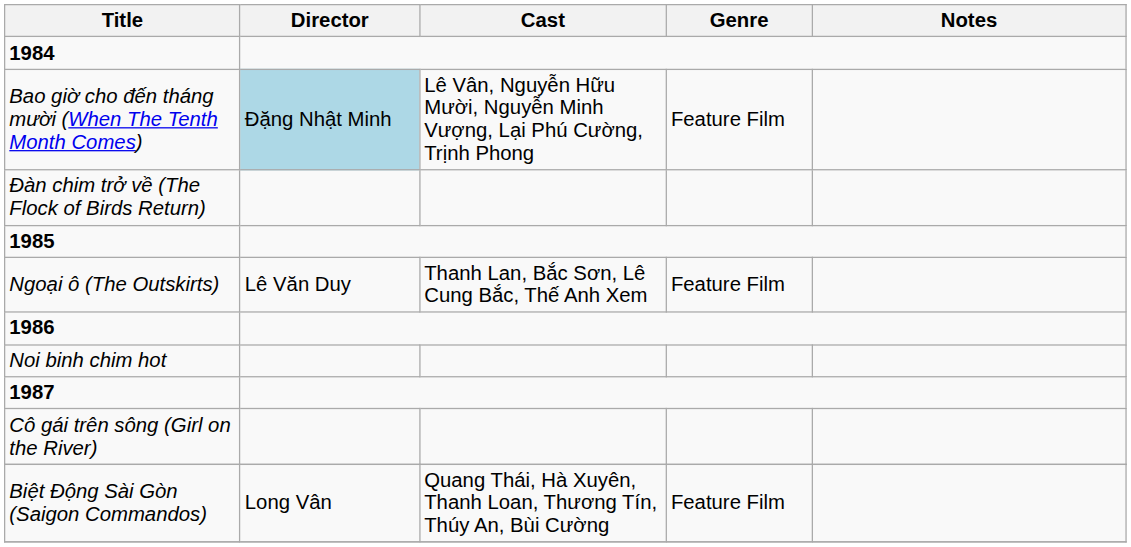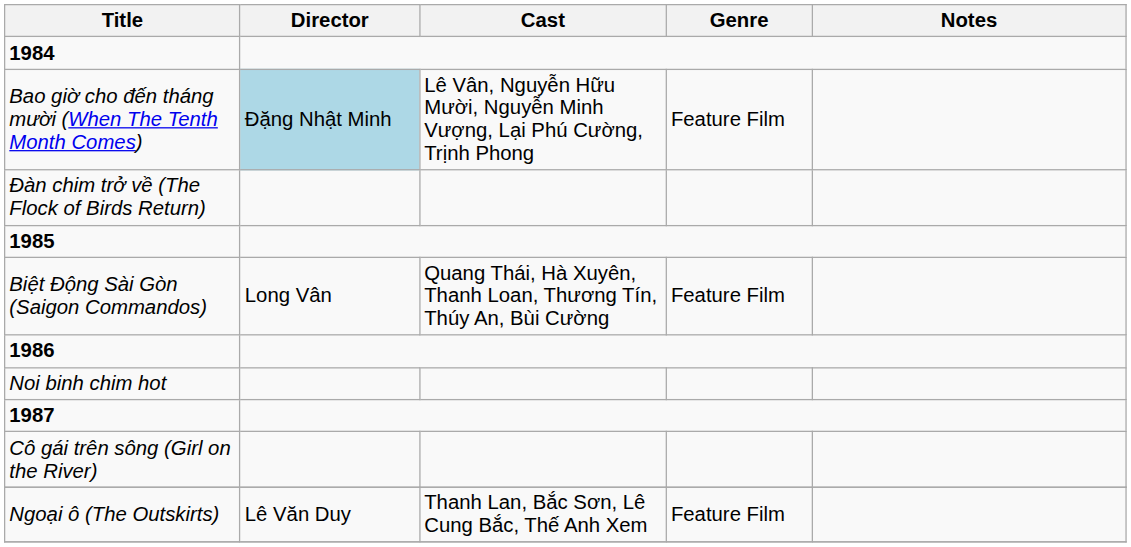rows swapped: (108, 502) <-> (114, 284)
